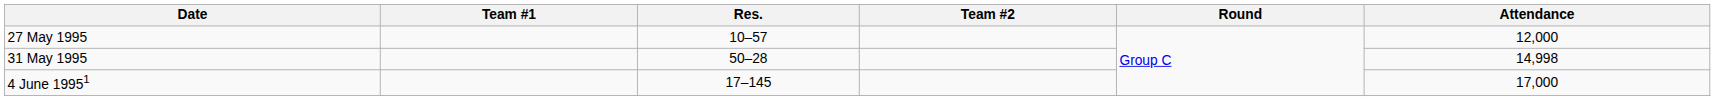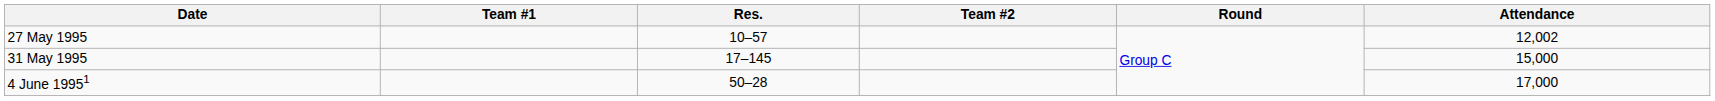(1537, 37) 12,000 -> (1537, 37) 12,002
(748, 59) 50–28 -> (748, 59) 17–145
(1537, 59) 14,998 -> (1537, 59) 15,000
(748, 82) 17–145 -> (748, 82) 50–28
